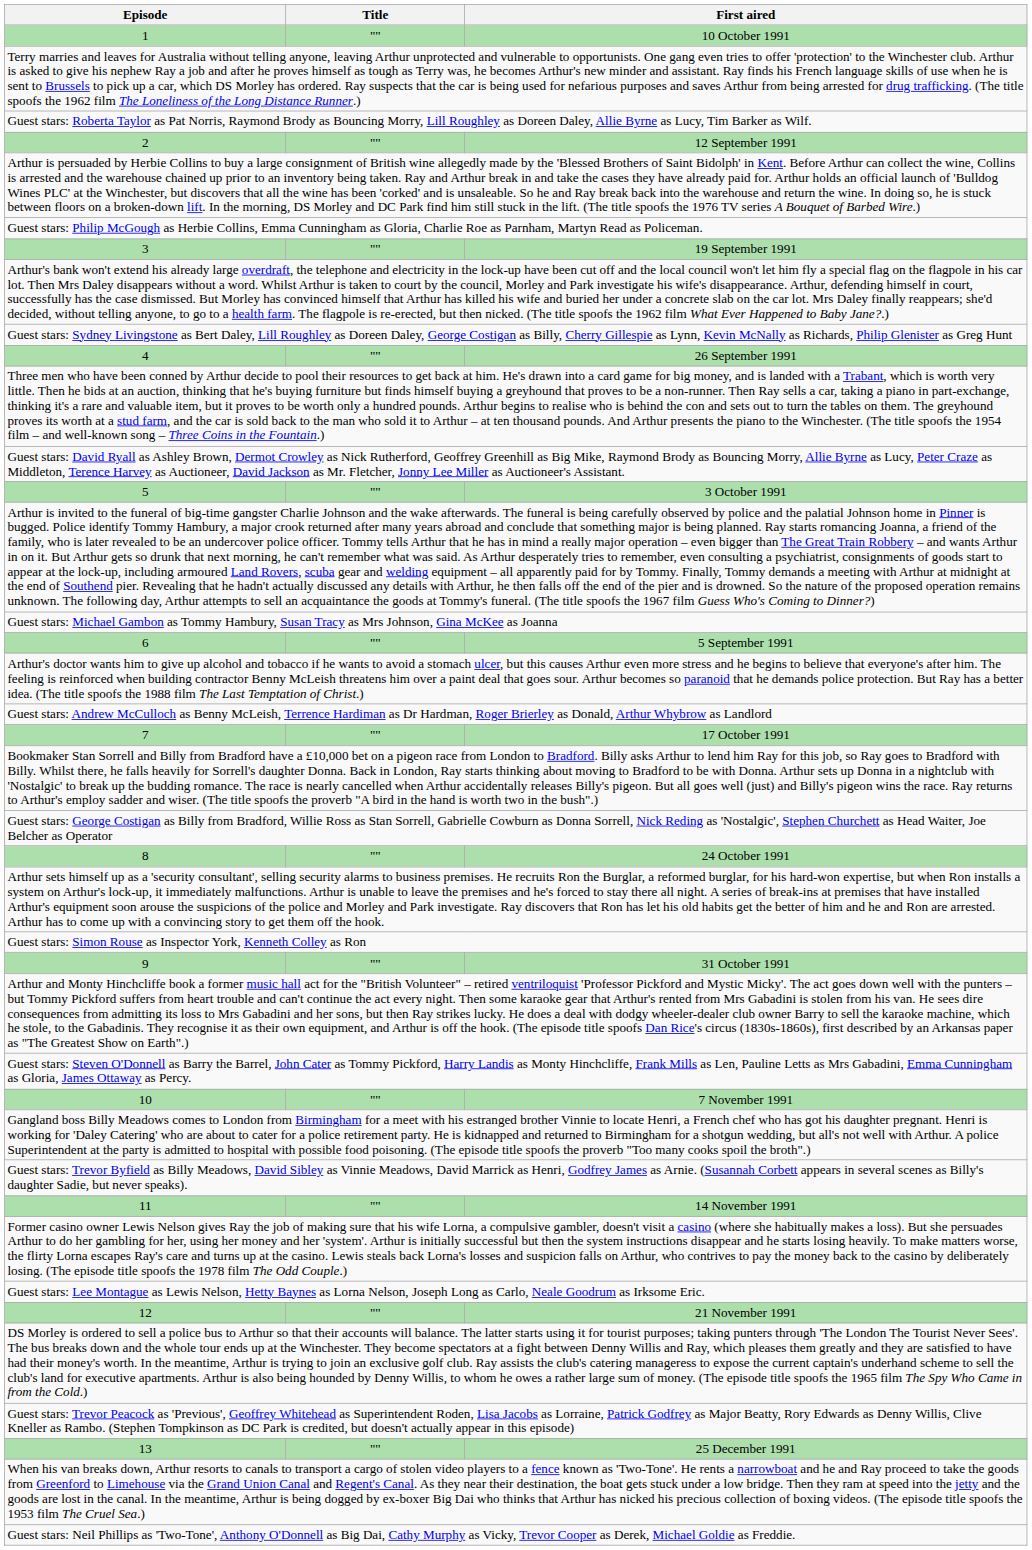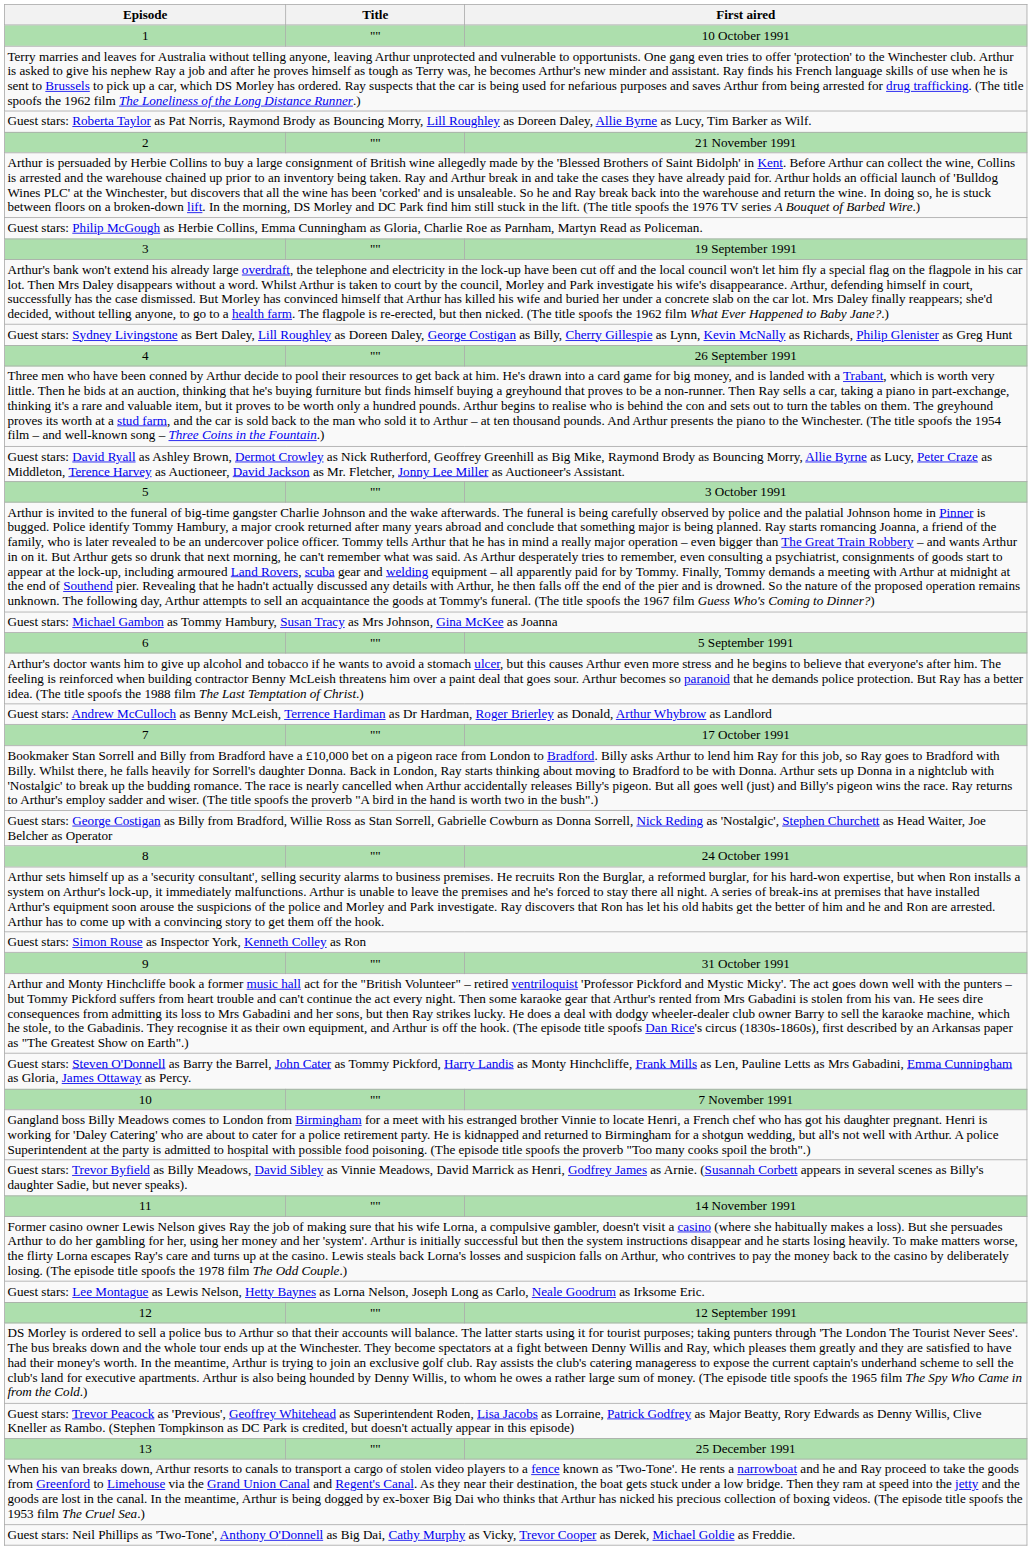(746, 142) 12 September 1991 -> (746, 142) 21 November 1991
(746, 1312) 21 November 1991 -> (746, 1312) 12 September 1991
